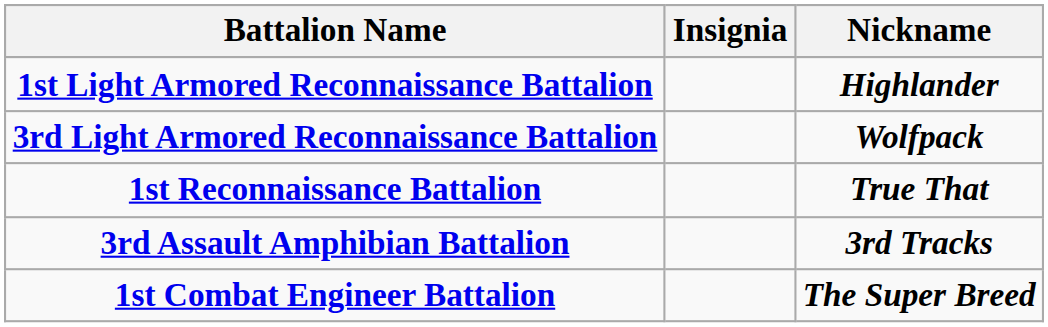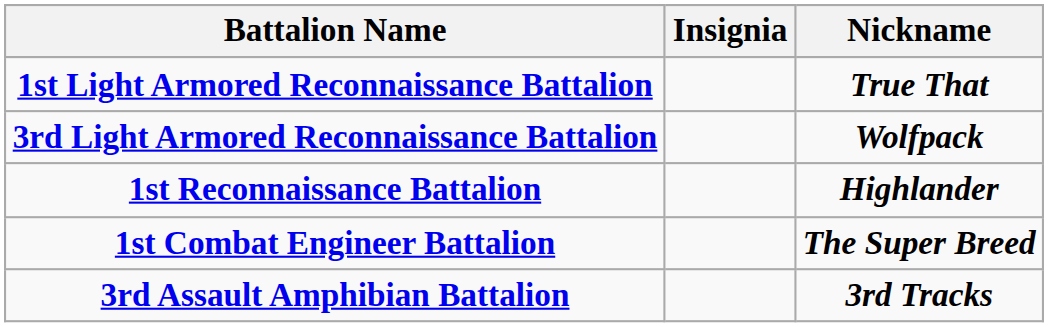(919, 83) Highlander -> (919, 83) True That
(919, 189) True That -> (919, 189) Highlander
rows swapped: (335, 294) <-> (335, 242)
